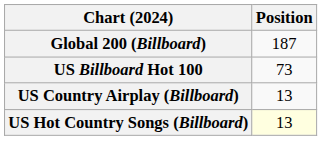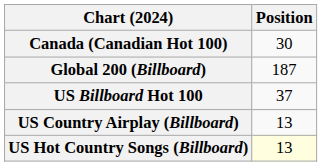+ row: (128, 43)
(284, 69) 73 -> (284, 95) 37
